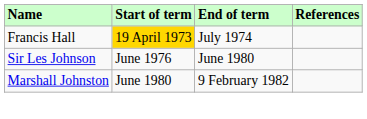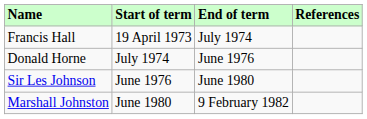(153, 37) gold background -> (153, 37) no background
+ row: (47, 59)
